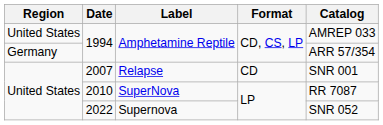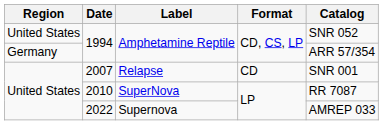(342, 33) AMREP 033 -> (333, 33) SNR 052
(333, 110) SNR 052 -> (342, 110) AMREP 033
